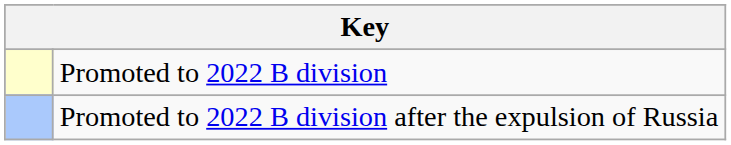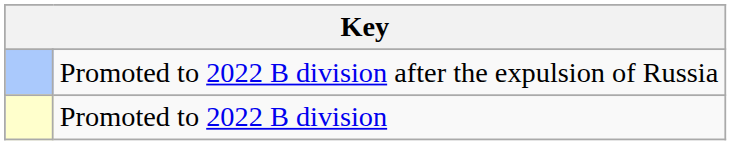rows swapped: (224, 71) <-> (389, 116)
